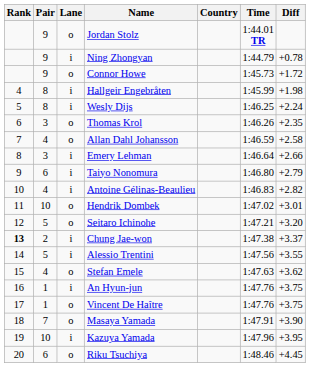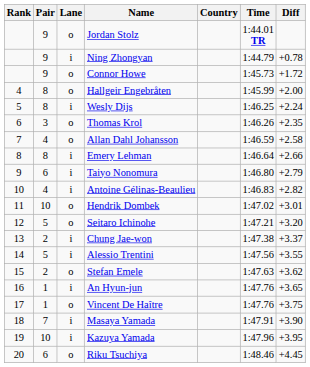(71, 90) i -> (71, 90) o
(291, 90) +1.98 -> (291, 90) +2.00
(45, 156) 3 -> (45, 156) 8
(19, 238) bold -> (19, 238) normal
(45, 271) 4 -> (45, 271) 2
(291, 288) +3.75 -> (291, 288) +3.65
(71, 321) o -> (71, 321) i
